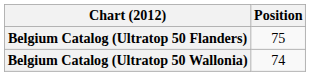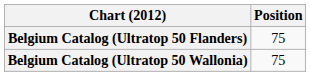(278, 60) 74 -> (278, 60) 75
